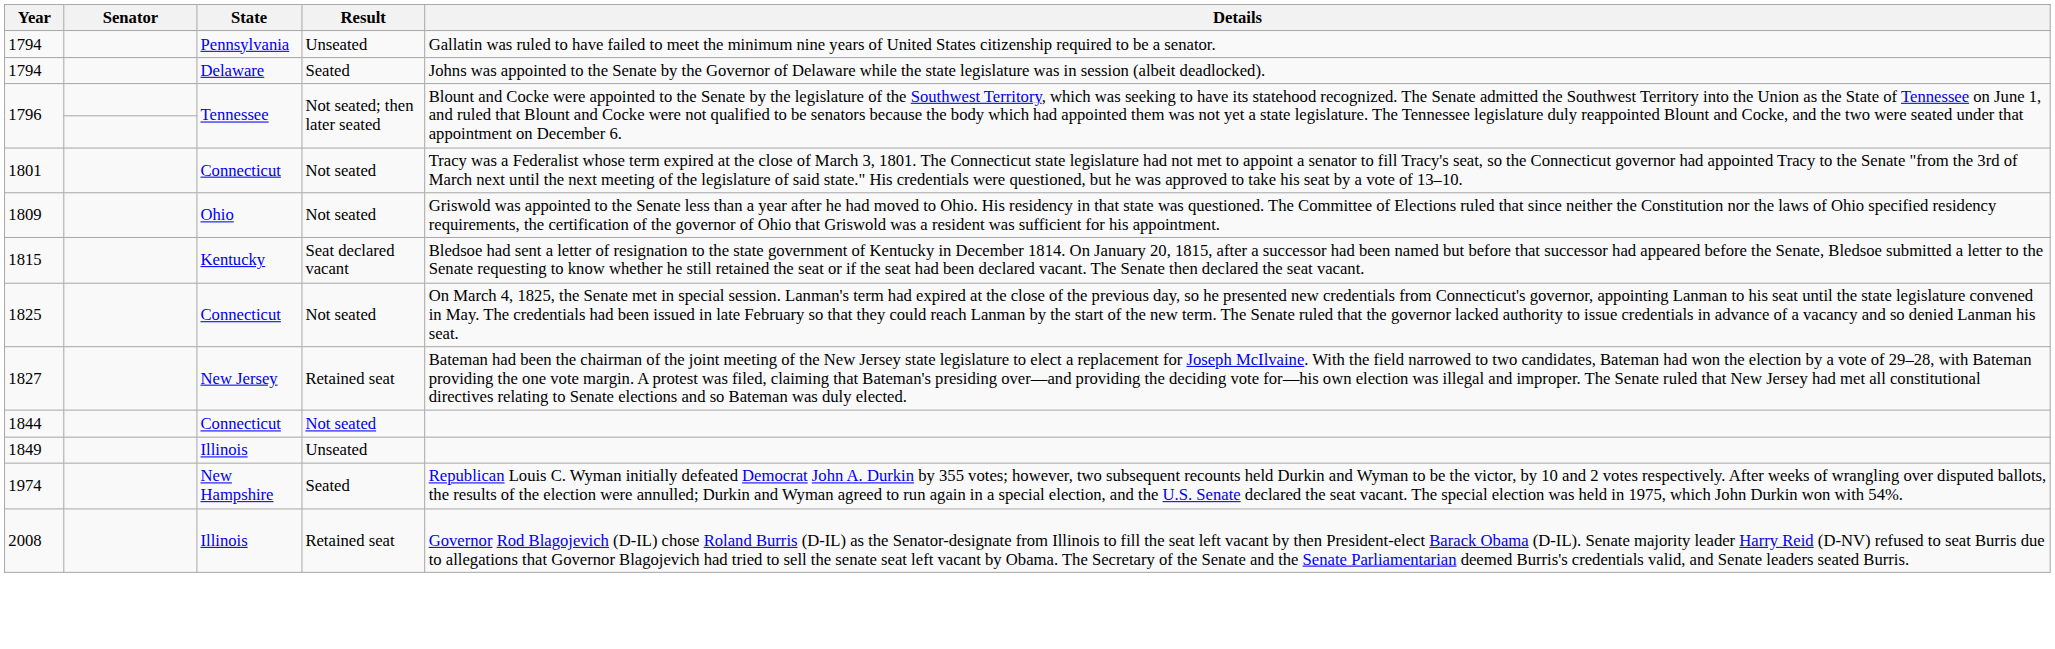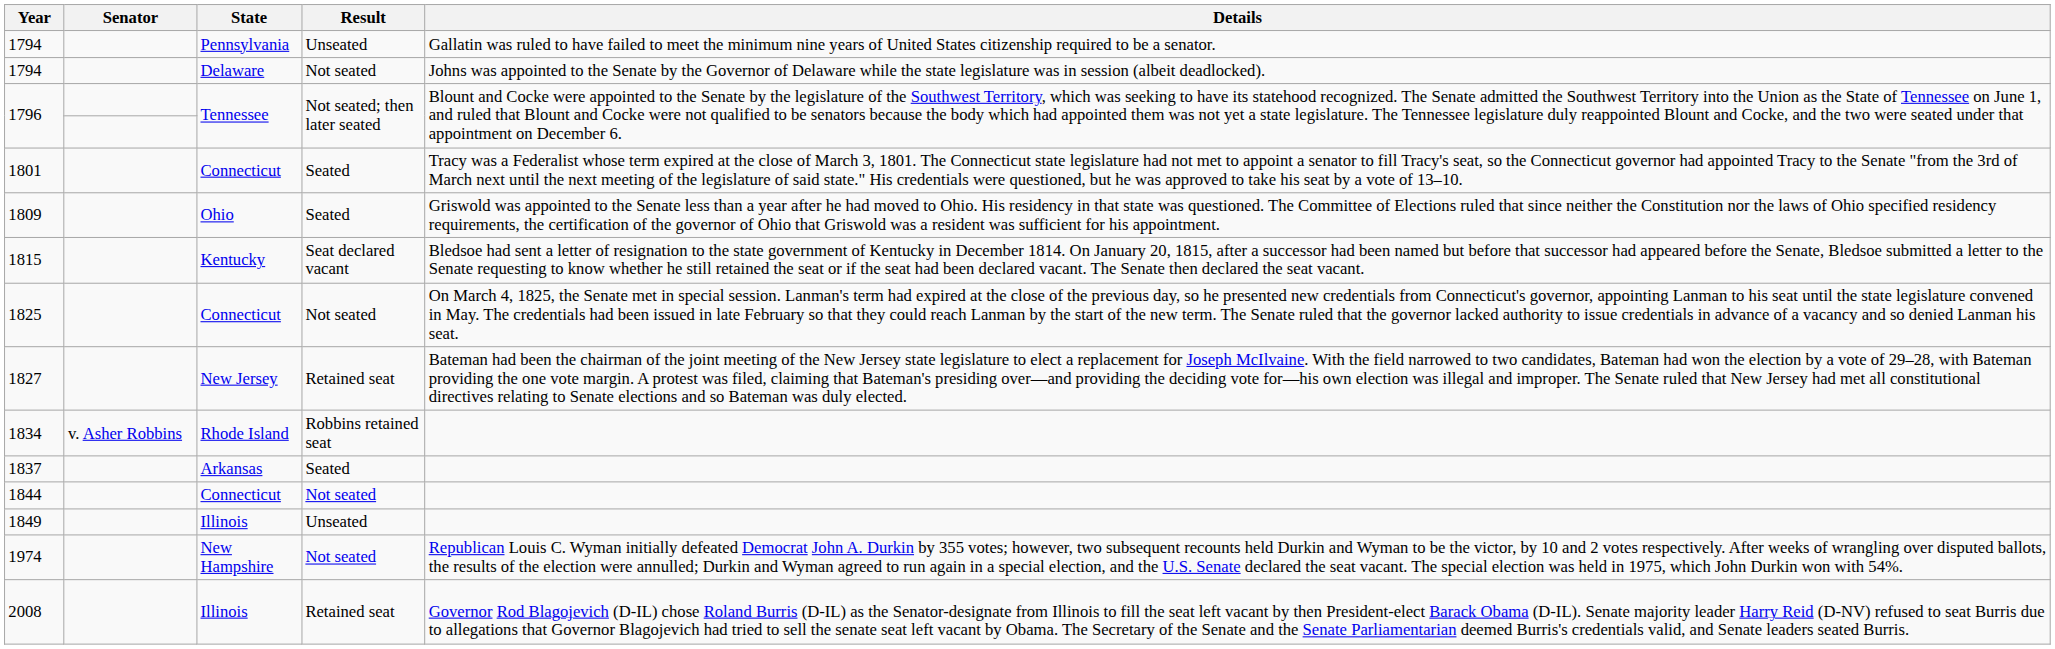(328, 70) Seated -> (341, 70) Not seated
(341, 170) Not seated -> (328, 170) Seated
(341, 215) Not seated -> (328, 215) Seated
+ row: (25, 433)
+ row: (25, 468)
(328, 485) Seated -> (341, 557) Not seated
